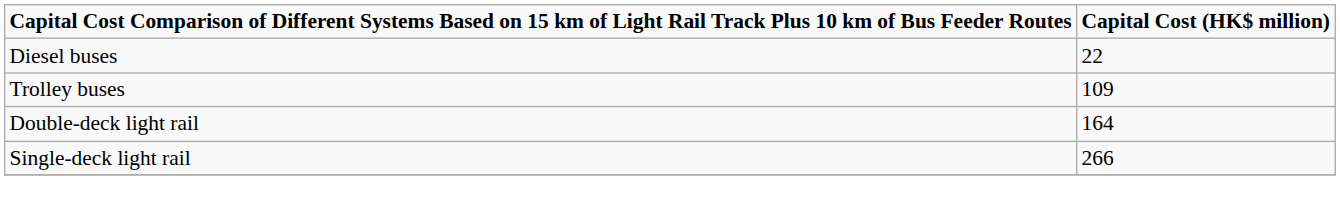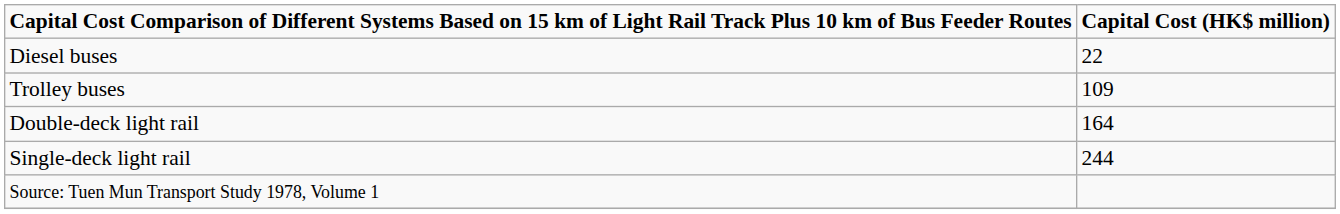(1098, 157) 266 -> (1098, 157) 244
+ row: (194, 192)
